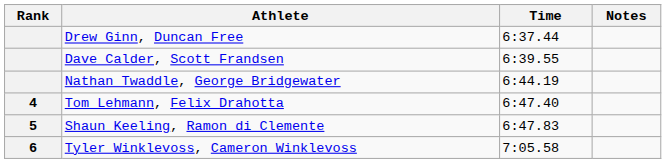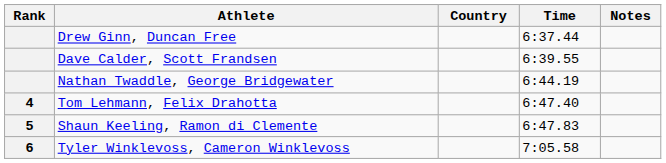+ column: (479, 16)
